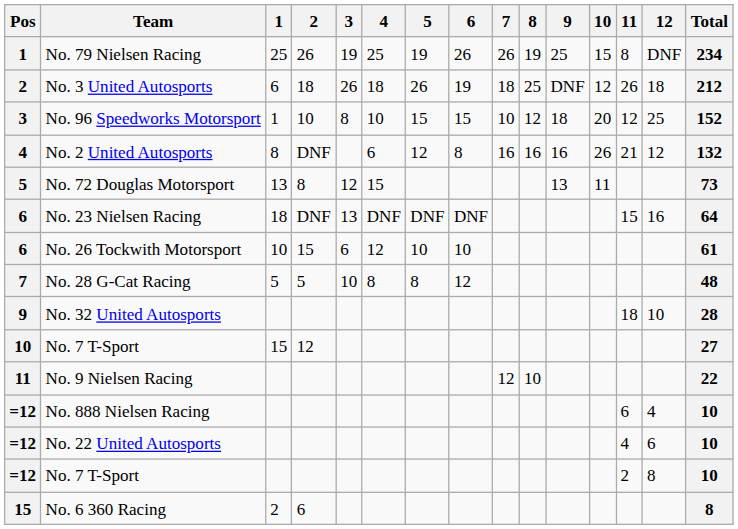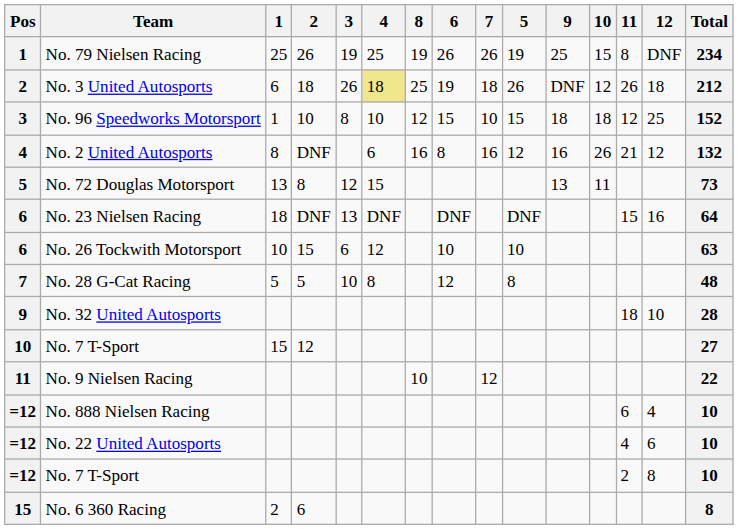columns swapped: (427, 22) <-> (533, 22)
(375, 86) no background -> (375, 86) khaki background
(603, 119) 20 -> (603, 119) 18
(709, 248) 61 -> (709, 248) 63
